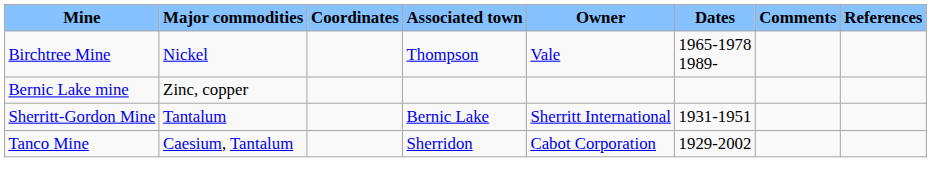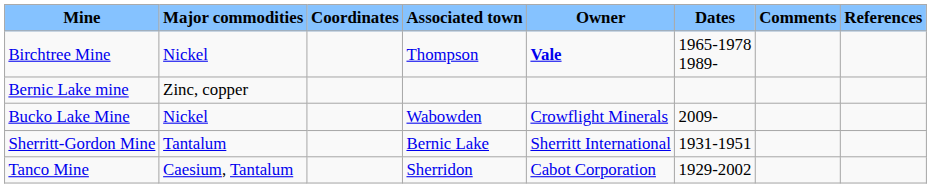(545, 53) normal -> (546, 53) bold
+ row: (69, 116)
